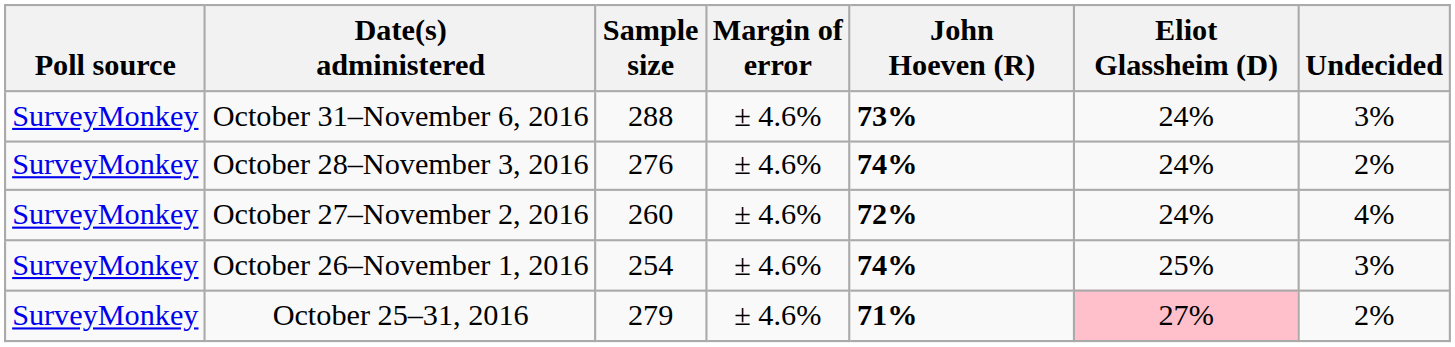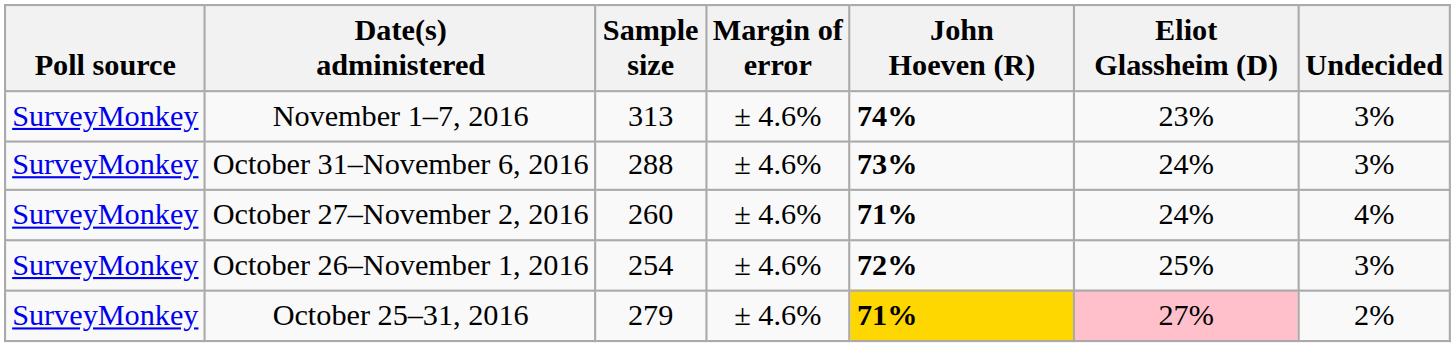+ row: (401, 115)
- row: (401, 165)
(887, 215) 72% -> (887, 215) 71%
(887, 265) 74% -> (887, 265) 72%
(887, 314) no background -> (887, 314) gold background
